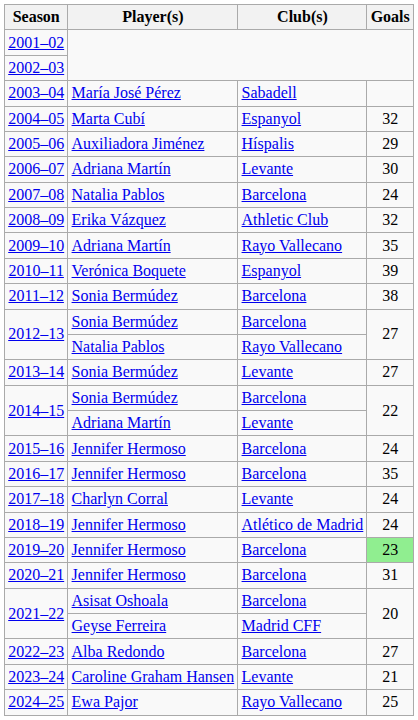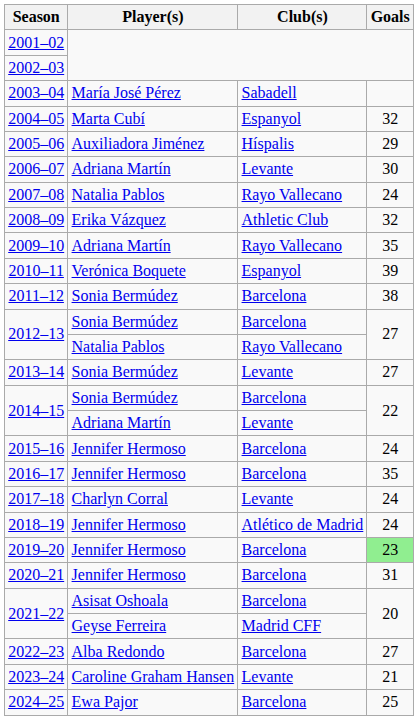(274, 194) Barcelona -> (292, 194) Rayo Vallecano
(292, 702) Rayo Vallecano -> (274, 702) Barcelona
